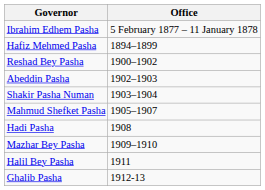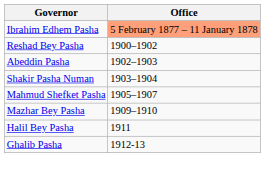(184, 29) no background -> (184, 29) lightsalmon background
- row: (51, 45)
- row: (30, 128)
